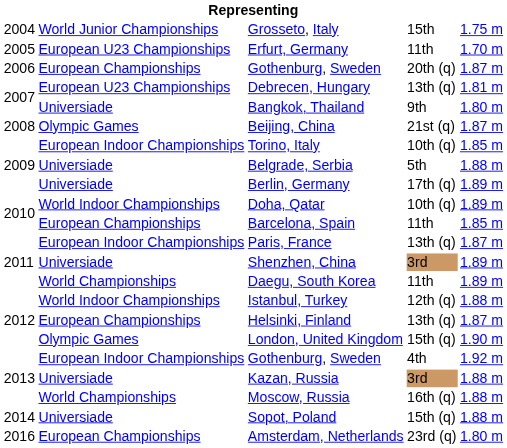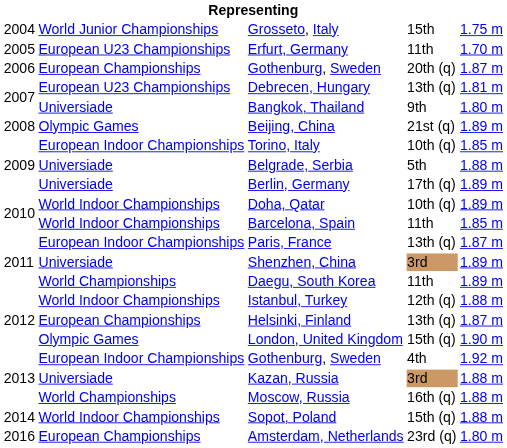(481, 126) 1.87 m -> (481, 126) 1.89 m
(119, 223) European Championships -> (129, 223) World Indoor Championships
(76, 417) Universiade -> (129, 417) World Indoor Championships
